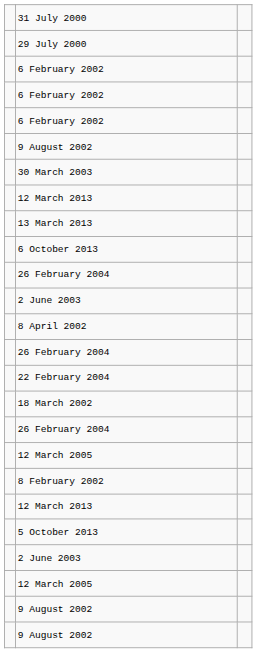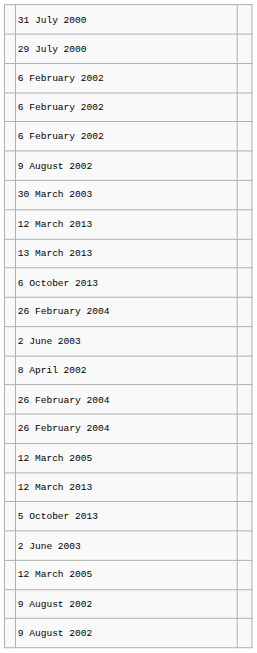- row: (10, 378)
- row: (10, 404)
- row: (10, 481)
